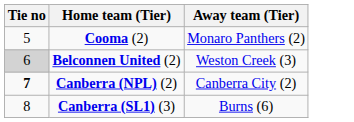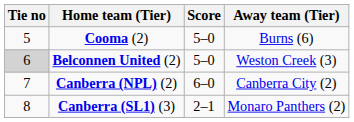+ column: (204, 15)
(246, 38) Monaro Panthers (2) -> (286, 38) Burns (6)
(27, 83) bold -> (27, 83) normal
(246, 106) Burns (6) -> (286, 106) Monaro Panthers (2)
